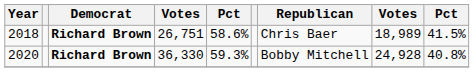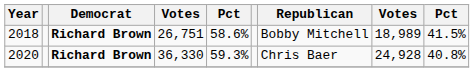(299, 36) Chris Baer -> (315, 36) Bobby Mitchell
(315, 56) Bobby Mitchell -> (299, 56) Chris Baer
